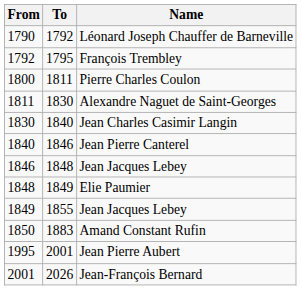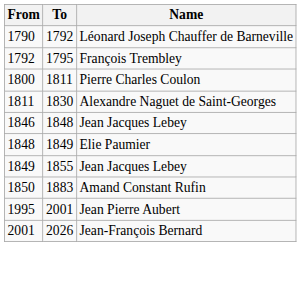- row: (21, 123)
- row: (21, 144)
